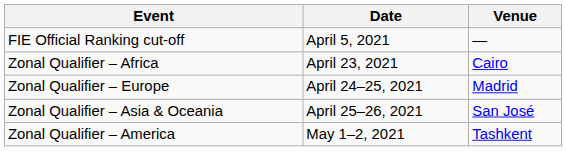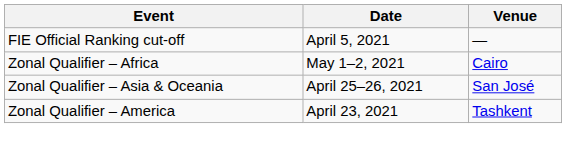(352, 63) April 23, 2021 -> (355, 63) May 1–2, 2021
- row: (89, 87)
(355, 134) May 1–2, 2021 -> (352, 110) April 23, 2021
